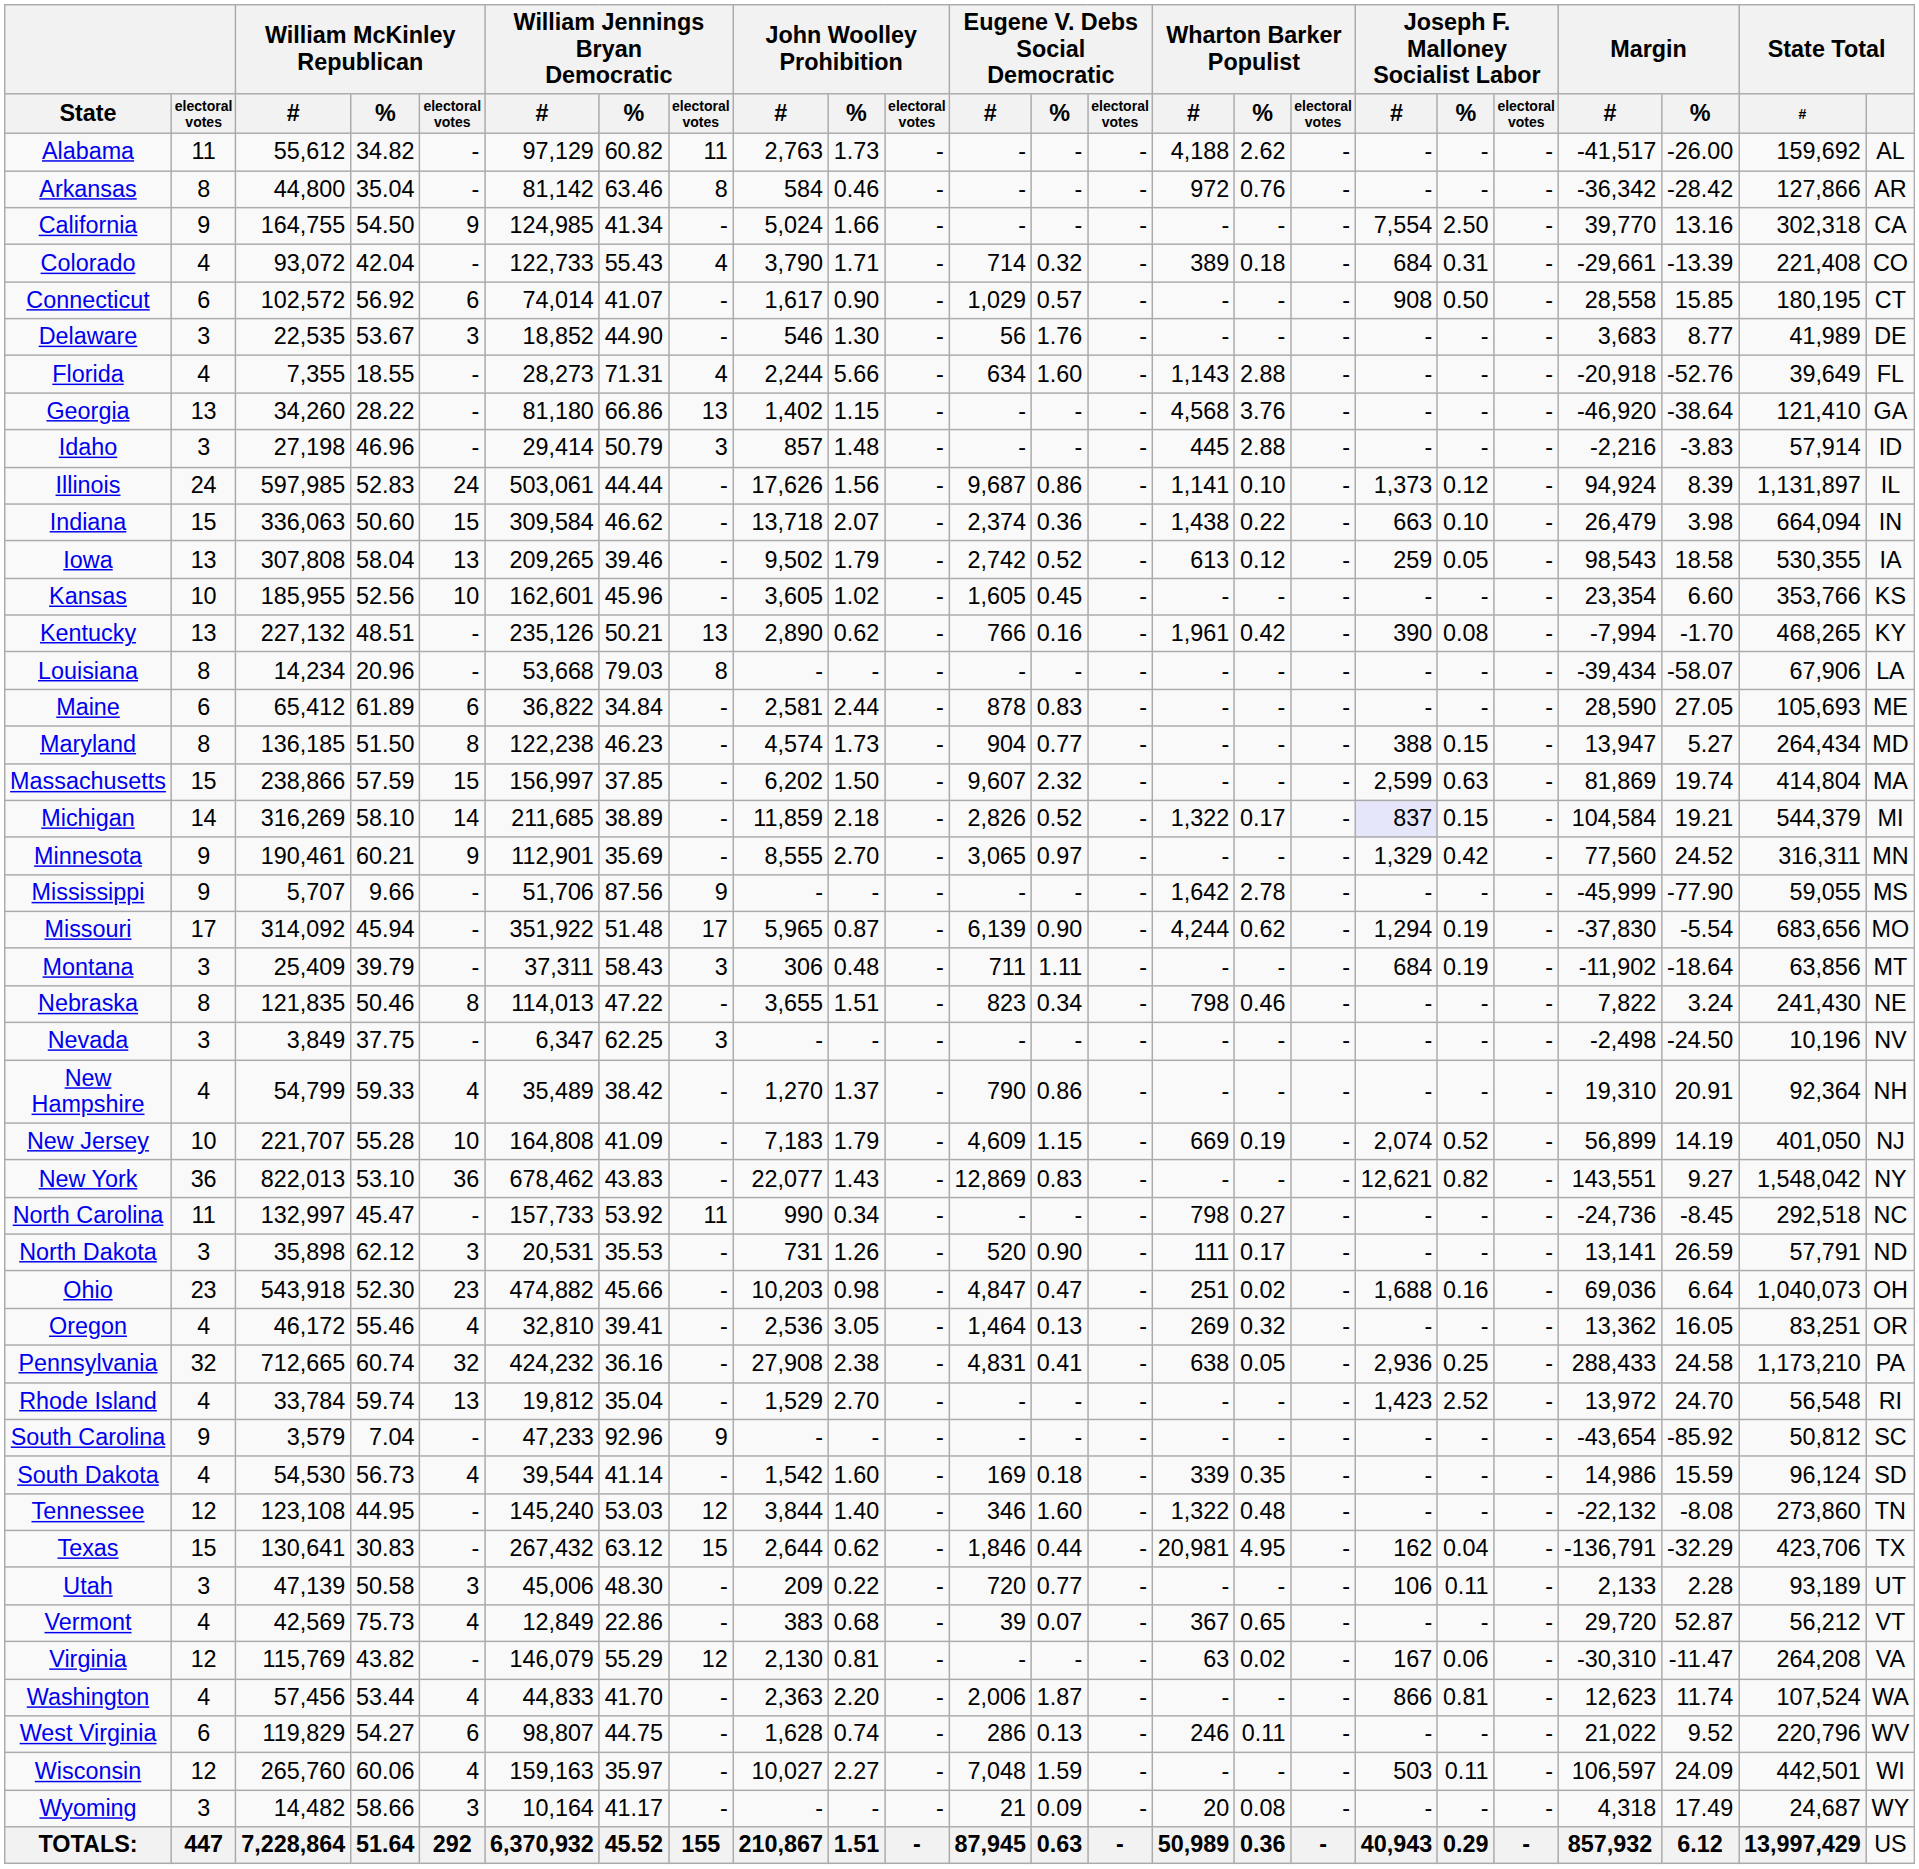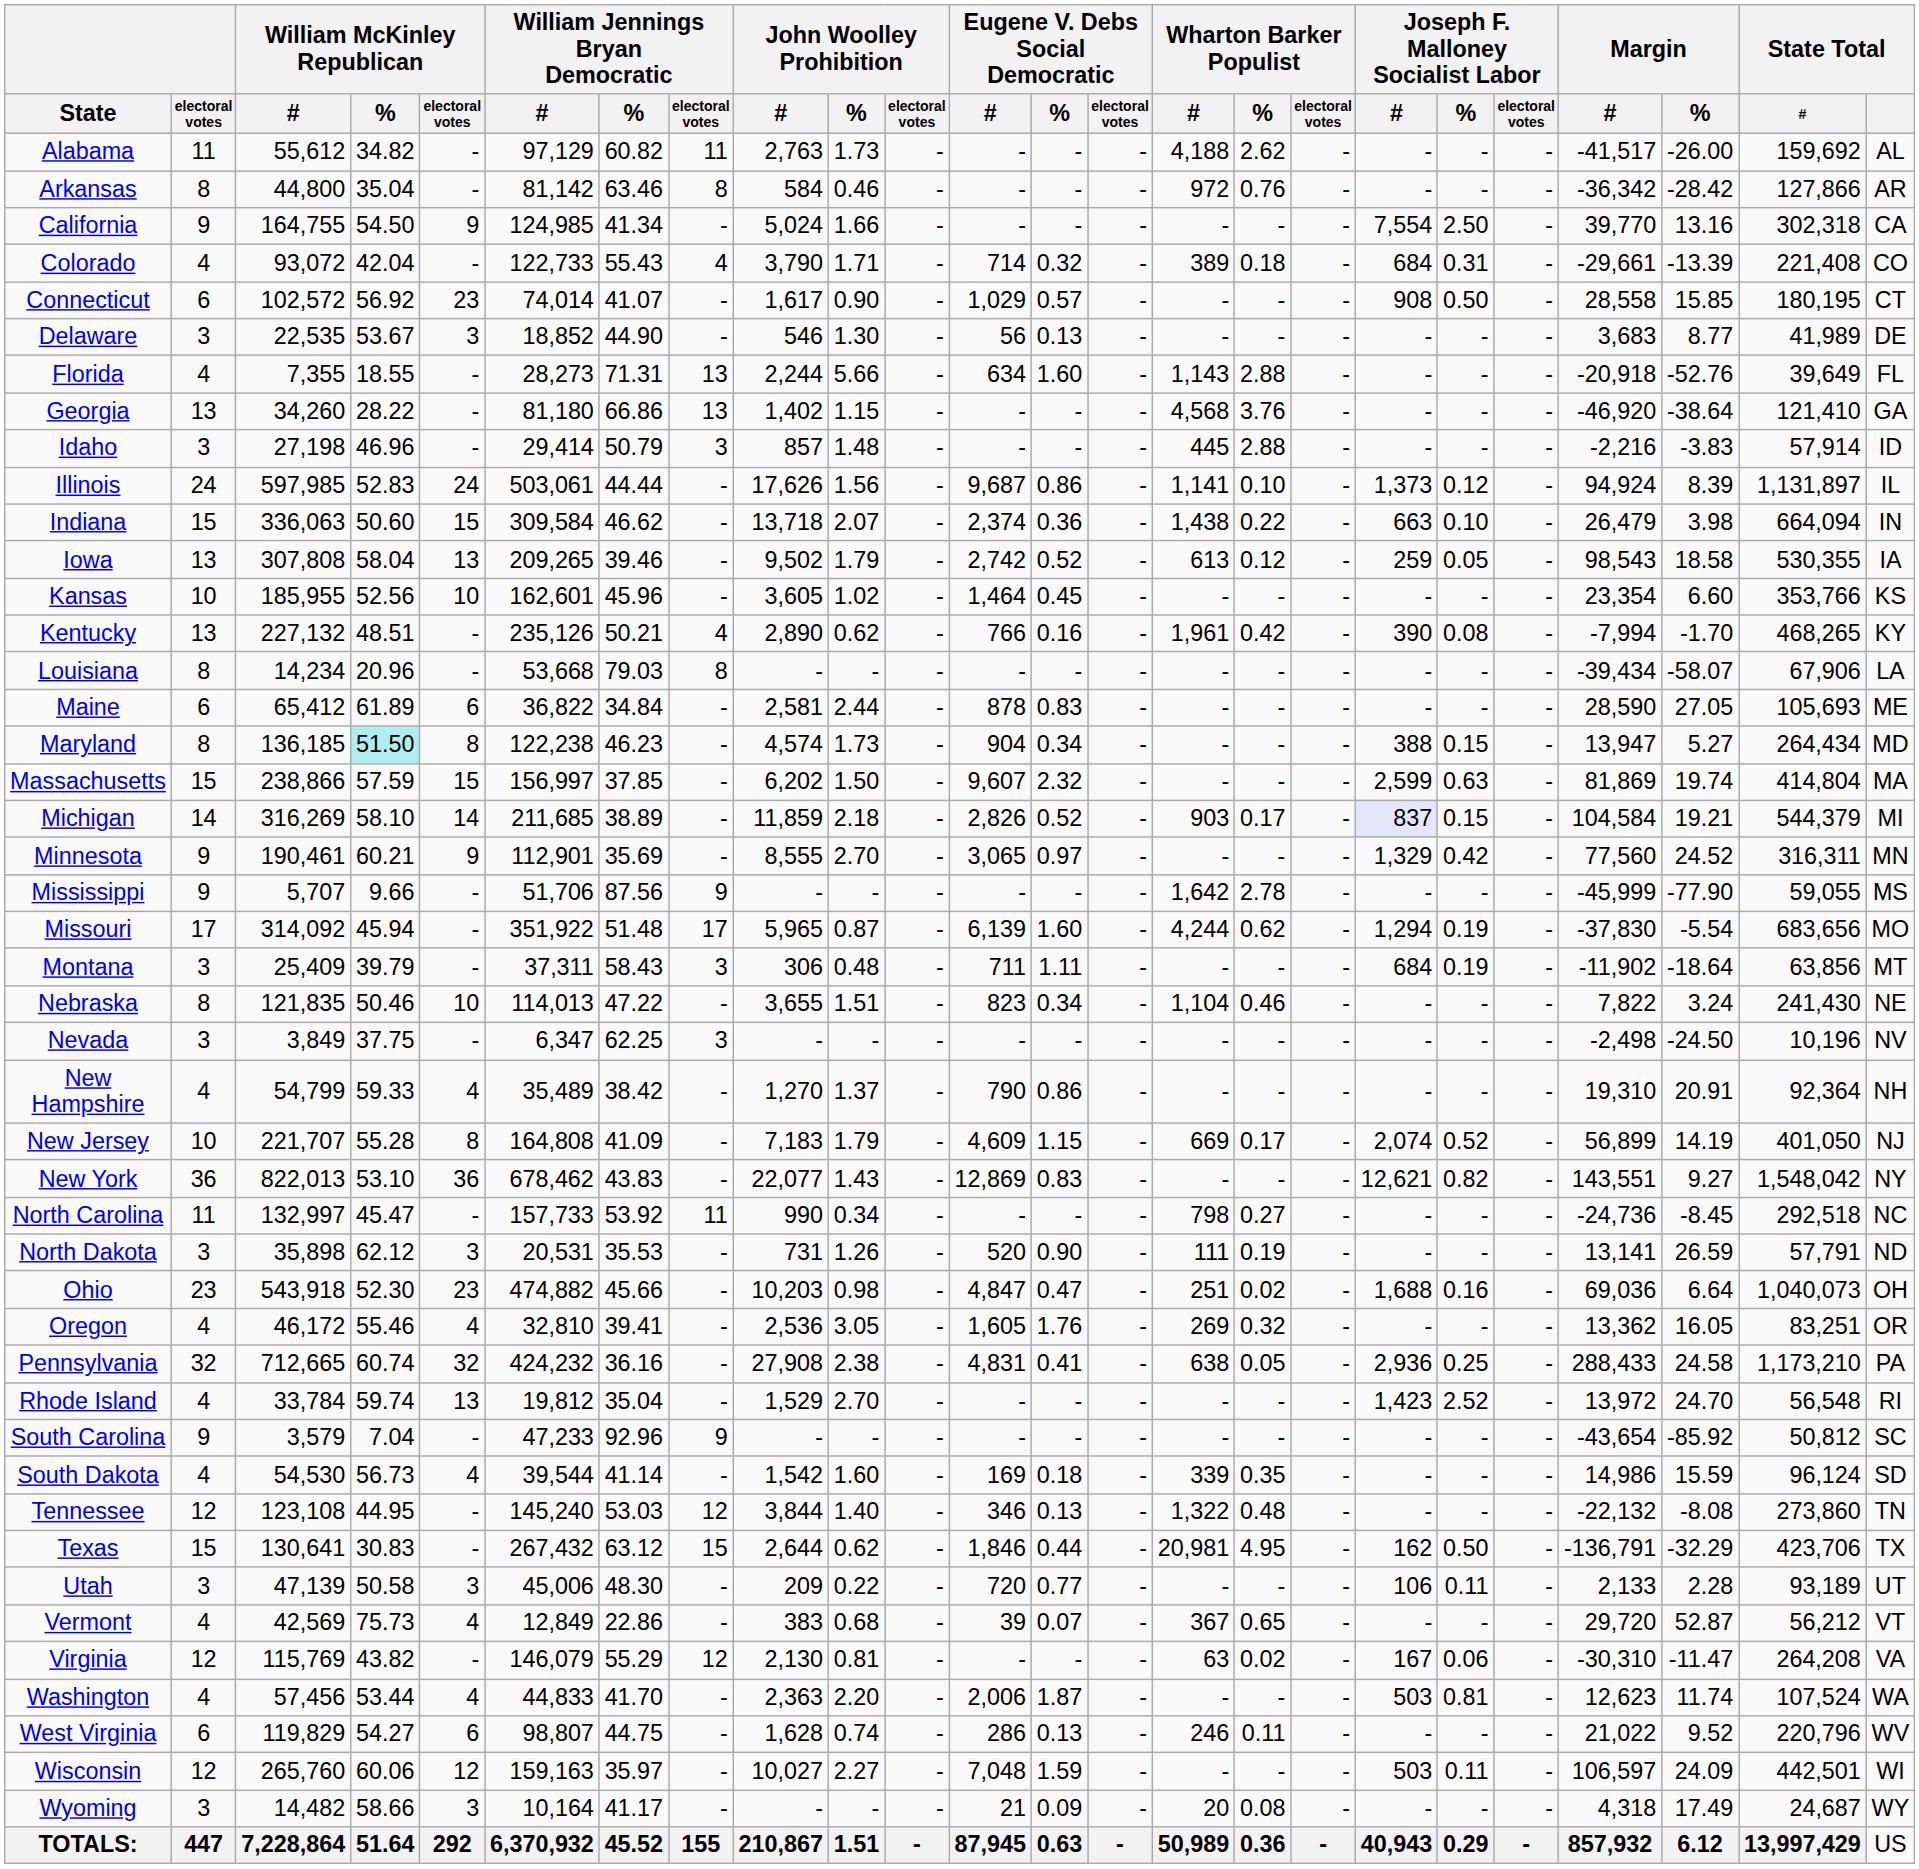(473, 299) 6 -> (466, 299) 23
(1060, 337) 1.76 -> (1060, 337) 0.13
(721, 374) 4 -> (715, 374) 13
(997, 596) 1,605 -> (997, 596) 1,464
(715, 633) 13 -> (721, 633) 4
(385, 744) no background -> (385, 744) paleturquoise background
(1060, 744) 0.77 -> (1060, 744) 0.34
(1200, 818) 1,322 -> (1210, 818) 903
(1060, 929) 0.90 -> (1060, 929) 1.60
(473, 1003) 8 -> (466, 1003) 10
(1210, 1003) 798 -> (1200, 1003) 1,104
(466, 1141) 10 -> (473, 1141) 8
(1263, 1141) 0.19 -> (1263, 1141) 0.17
(1263, 1252) 0.17 -> (1263, 1252) 0.19
(997, 1326) 1,464 -> (997, 1326) 1,605
(1060, 1326) 0.13 -> (1060, 1326) 1.76
(1060, 1511) 1.60 -> (1060, 1511) 0.13
(1466, 1548) 0.04 -> (1466, 1548) 0.50
(1413, 1697) 866 -> (1413, 1697) 503
(473, 1771) 4 -> (466, 1771) 12
